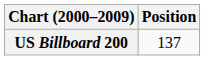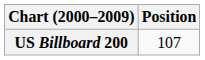(169, 42) 137 -> (169, 42) 107
